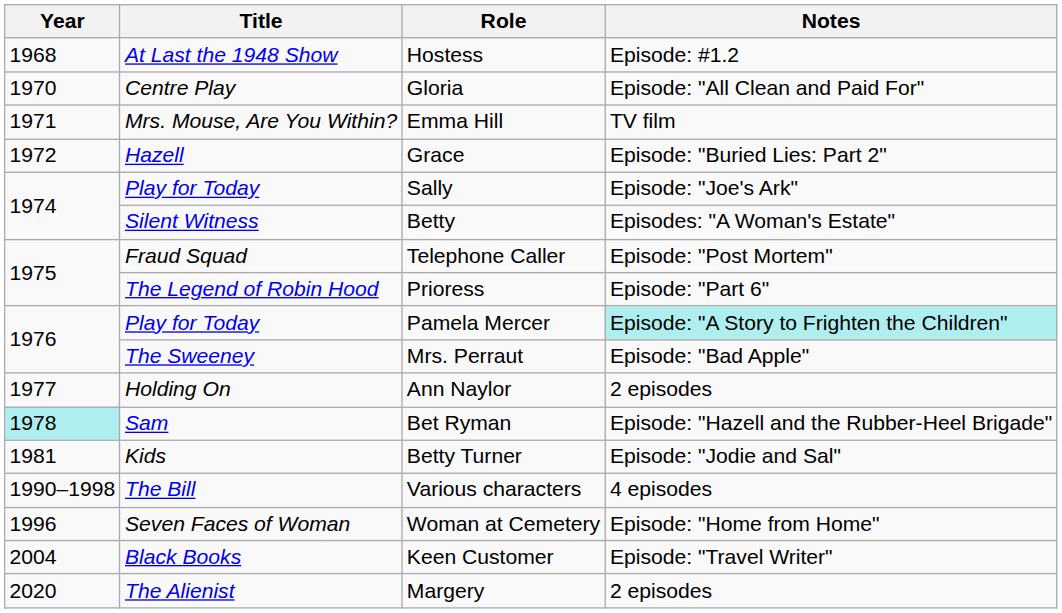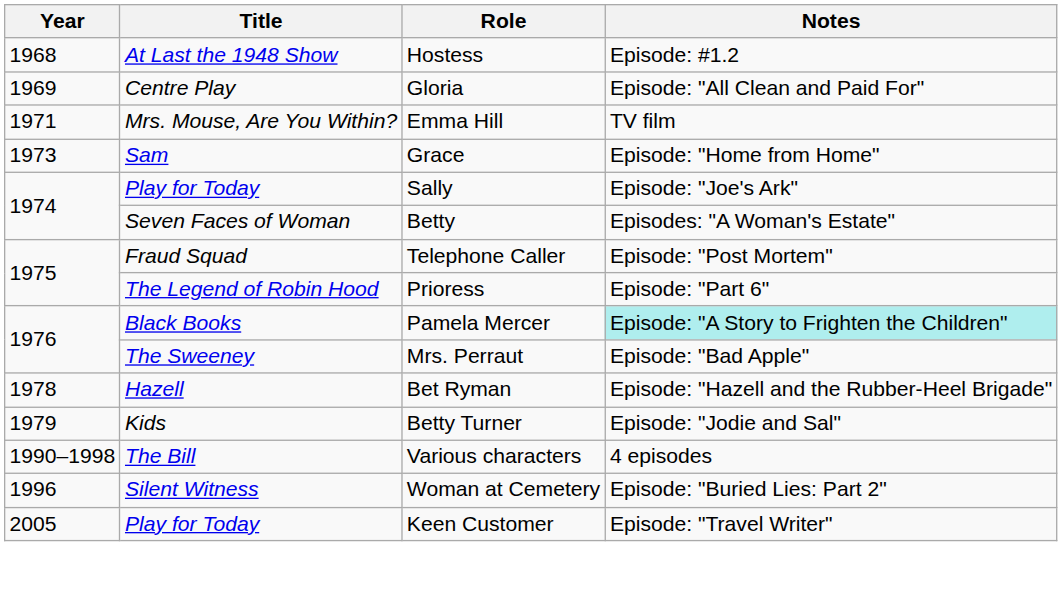(33, 88) 1970 -> (33, 88) 1969
(33, 155) 1972 -> (33, 155) 1973
(154, 155) Hazell -> (147, 155) Sam
(748, 155) Episode: "Buried Lies: Part 2" -> (745, 155) Episode: "Home from Home"
(192, 222) Silent Witness -> (238, 222) Seven Faces of Woman
(192, 322) Play for Today -> (183, 322) Black Books
- row: (459, 389)
(33, 423) paleturquoise background -> (33, 389) no background
(147, 423) Sam -> (154, 389) Hazell
(33, 456) 1981 -> (33, 423) 1979
(238, 523) Seven Faces of Woman -> (192, 490) Silent Witness
(745, 523) Episode: "Home from Home" -> (748, 490) Episode: "Buried Lies: Part 2"
(33, 557) 2004 -> (33, 523) 2005
(183, 557) Black Books -> (192, 523) Play for Today
- row: (446, 590)
